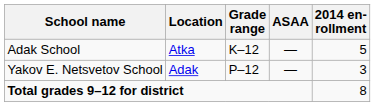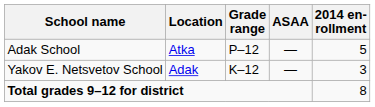(244, 49) K–12 -> (244, 49) P–12
(244, 70) P–12 -> (244, 70) K–12
